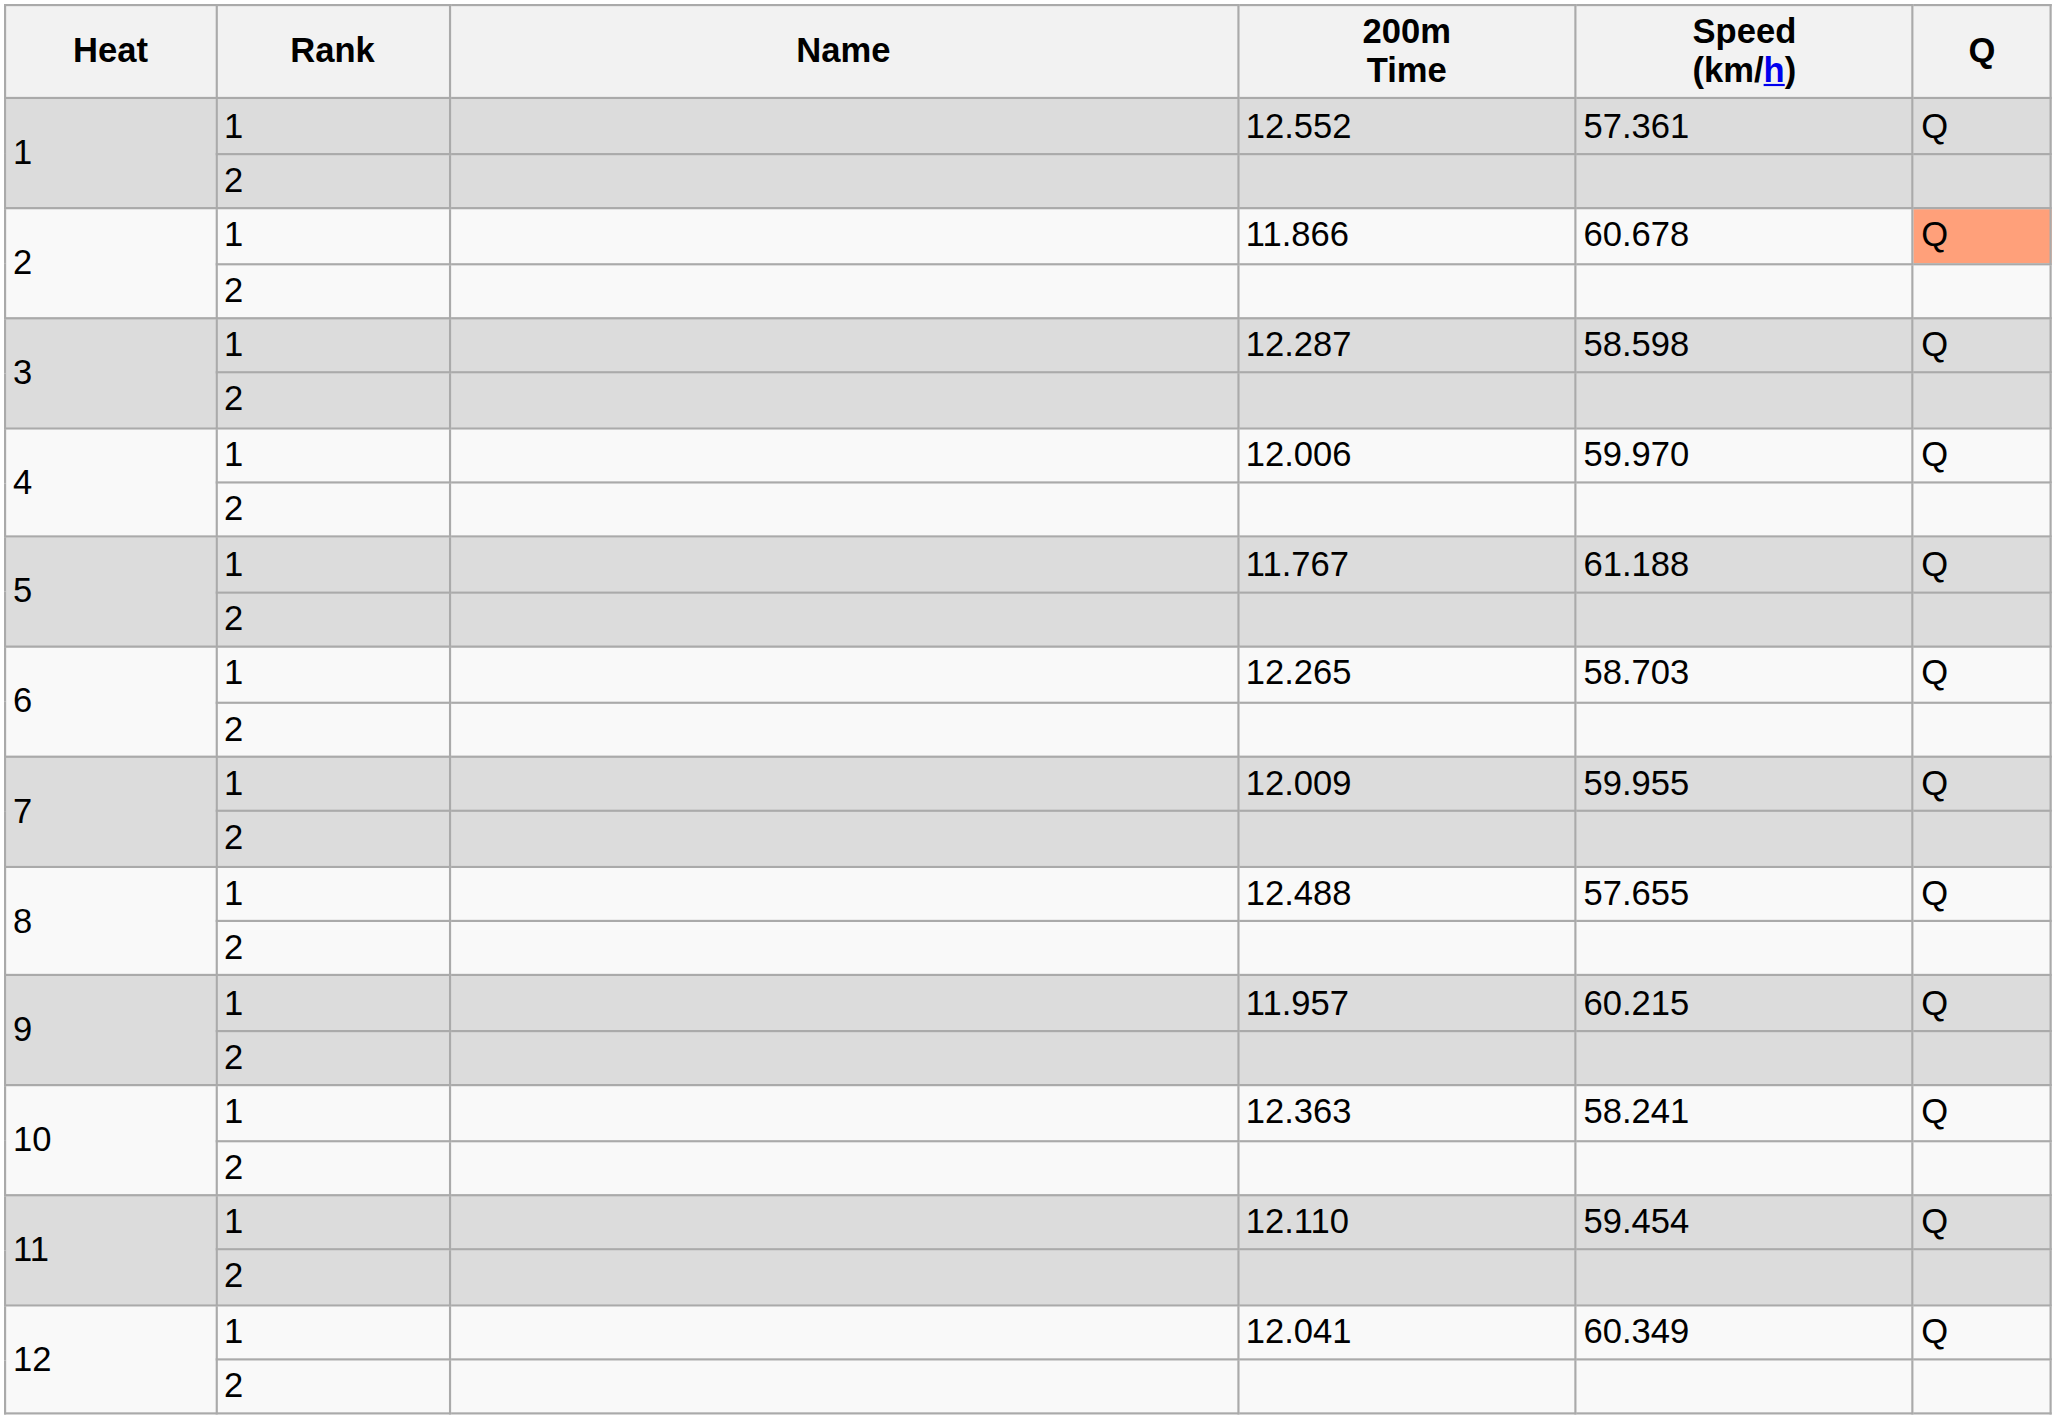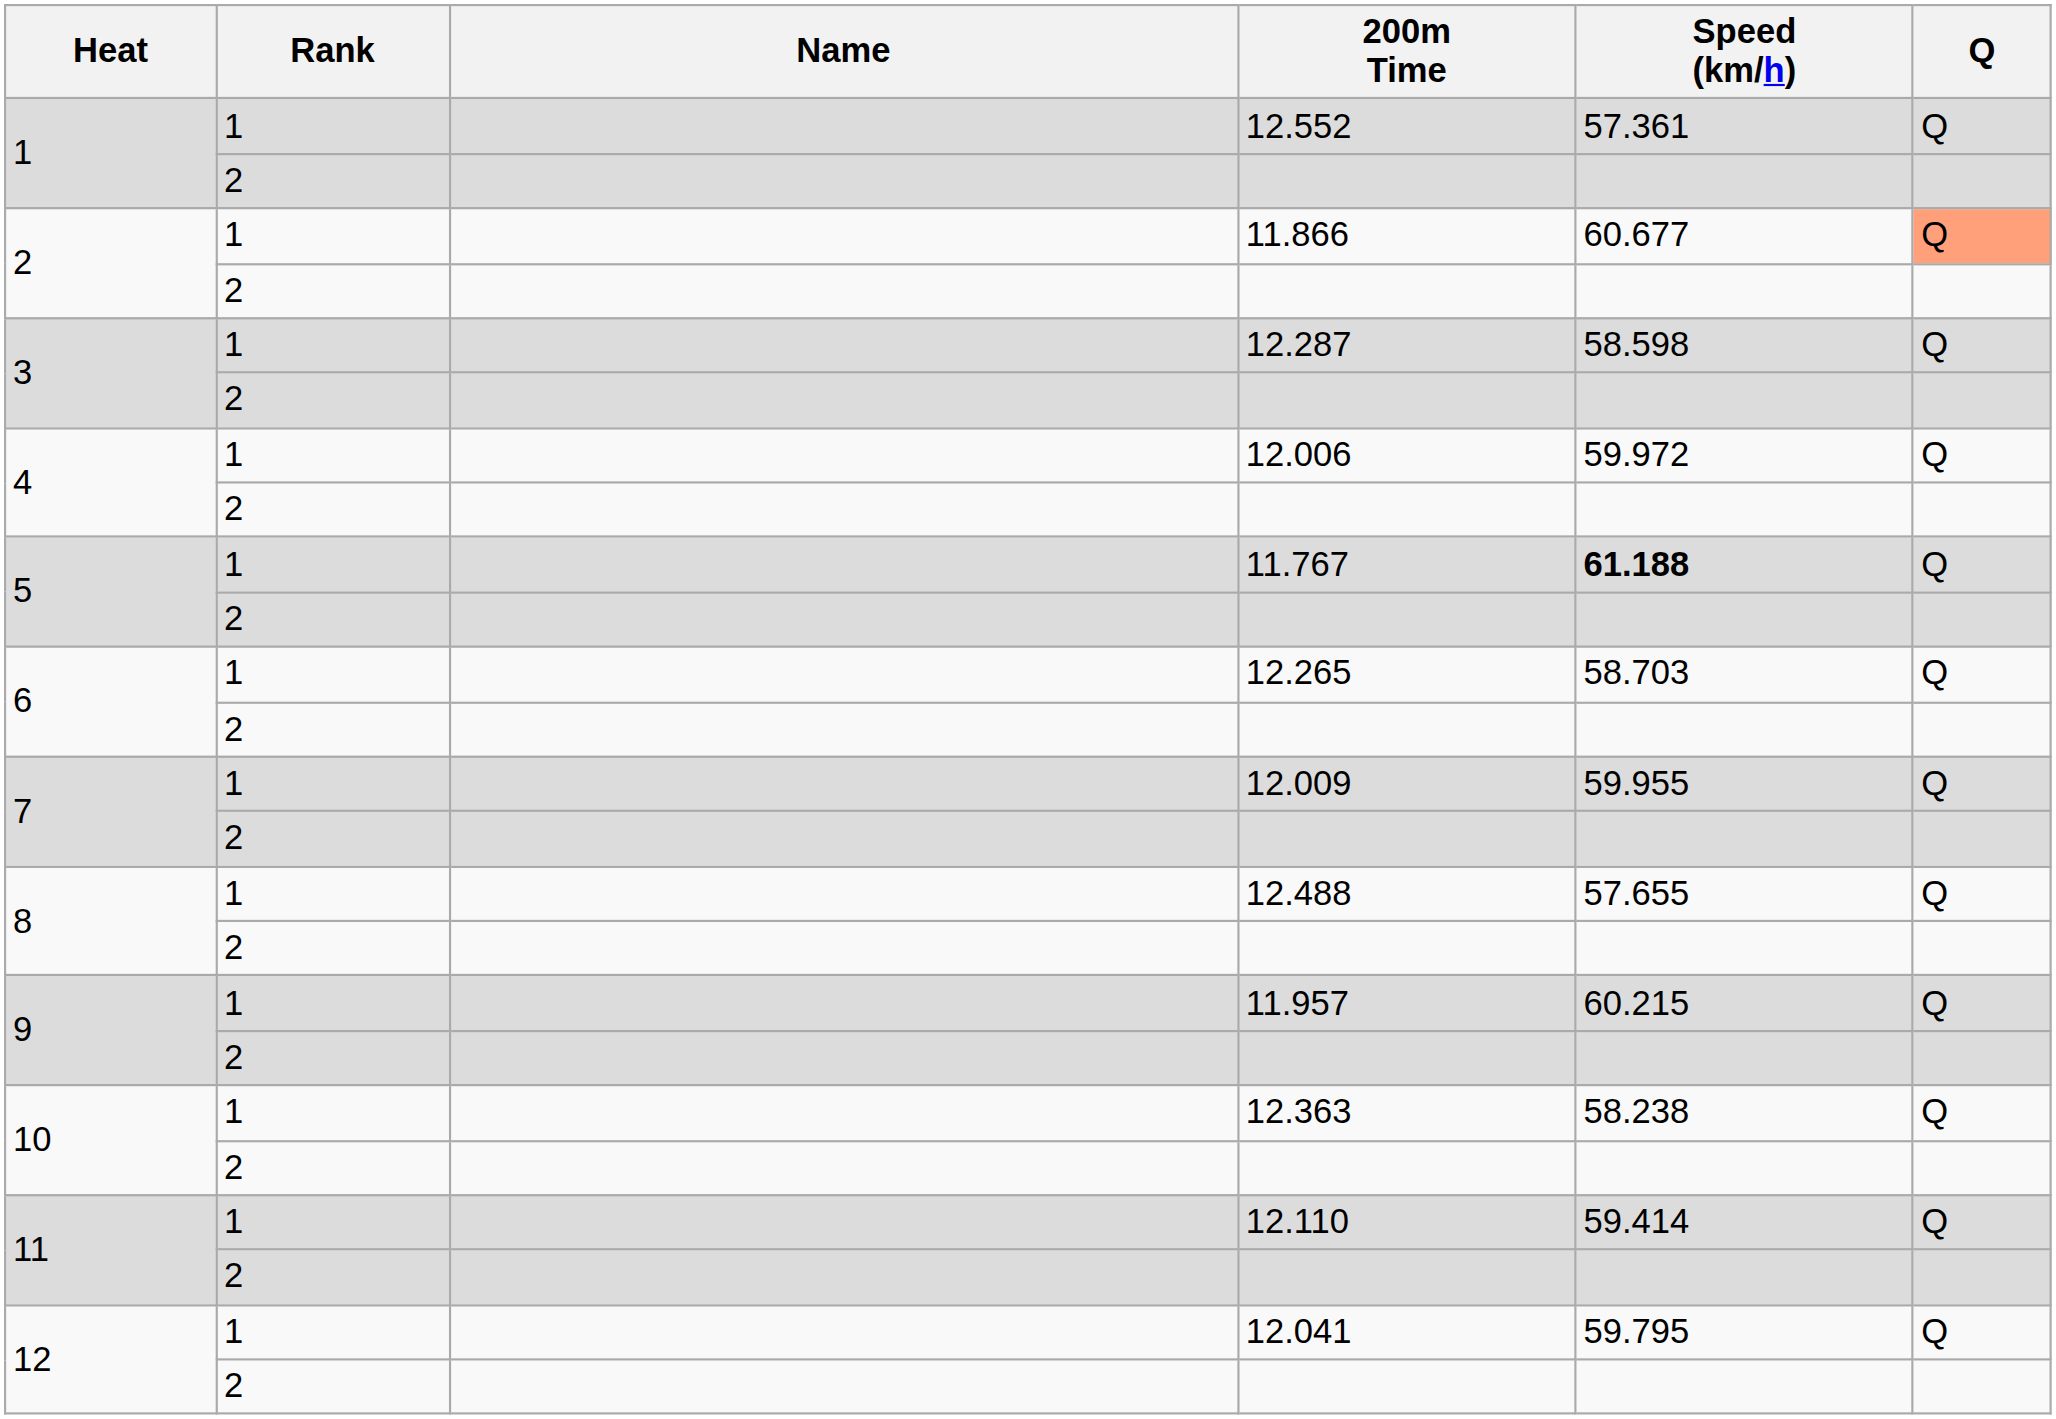(1636, 235) 60.678 -> (1636, 235) 60.677
(1636, 454) 59.970 -> (1636, 454) 59.972
(1636, 564) normal -> (1636, 564) bold
(1636, 1112) 58.241 -> (1636, 1112) 58.238
(1636, 1221) 59.454 -> (1636, 1221) 59.414
(1636, 1331) 60.349 -> (1636, 1331) 59.795
